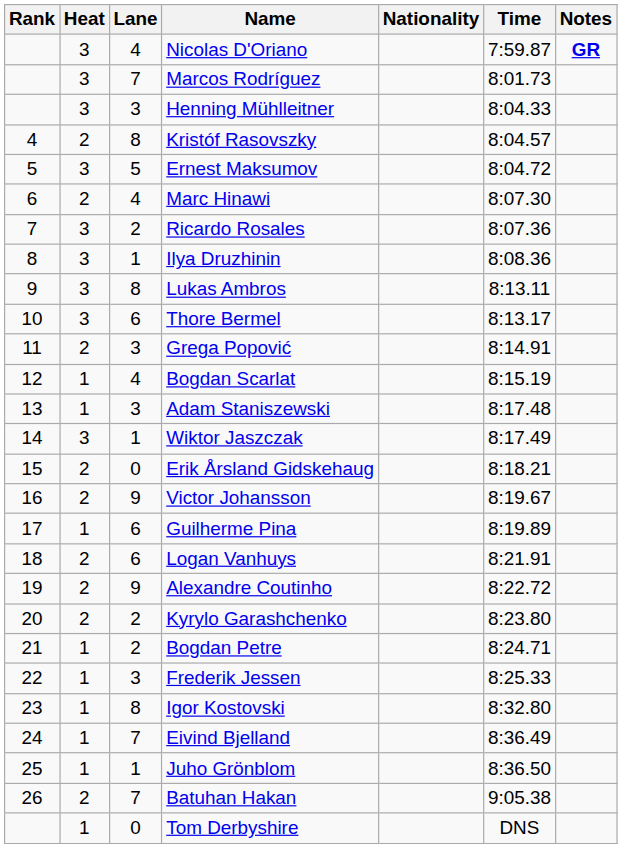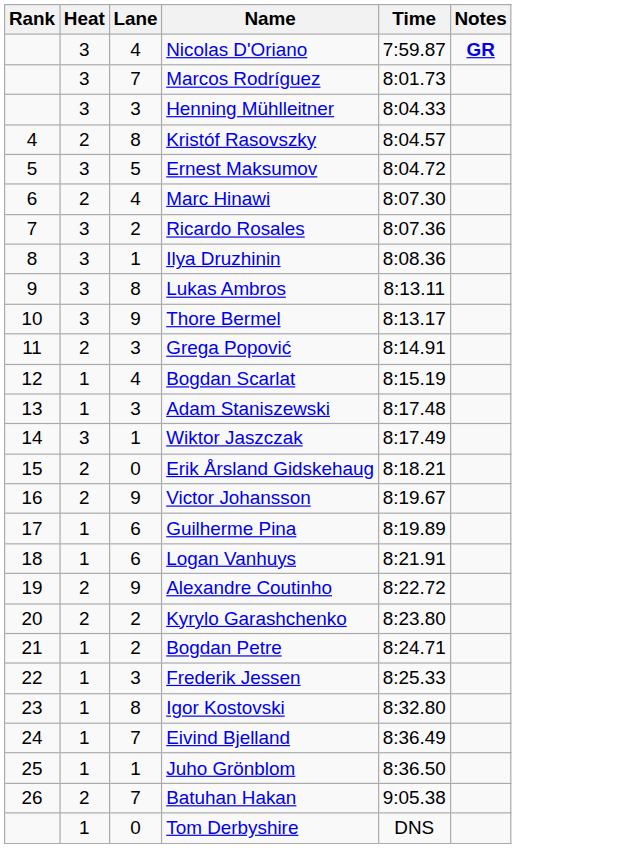- column: (431, 19)
(135, 318) 6 -> (135, 318) 9
(84, 558) 2 -> (84, 558) 1
